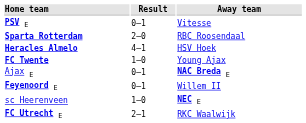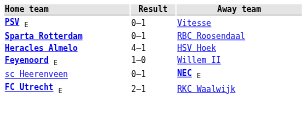(139, 36) 2–0 -> (139, 36) 0–1
- row: (27, 59)
- row: (19, 72)
(139, 86) 0–1 -> (139, 61) 1–0
(139, 100) 1–0 -> (139, 75) 0–1
